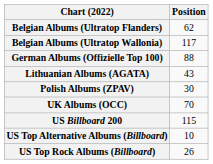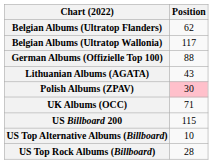(189, 89) no background -> (189, 89) pink background
(189, 105) 70 -> (189, 105) 71
(189, 151) 26 -> (189, 151) 28
